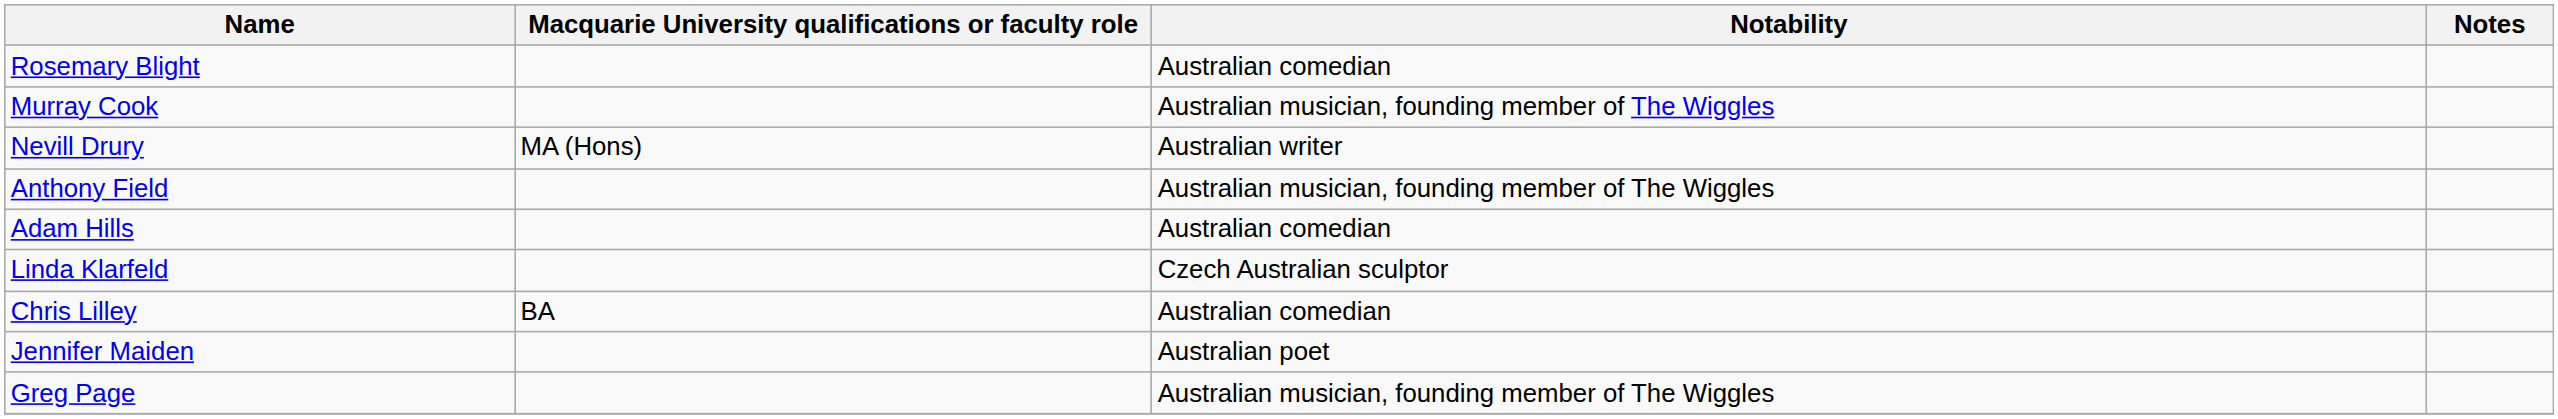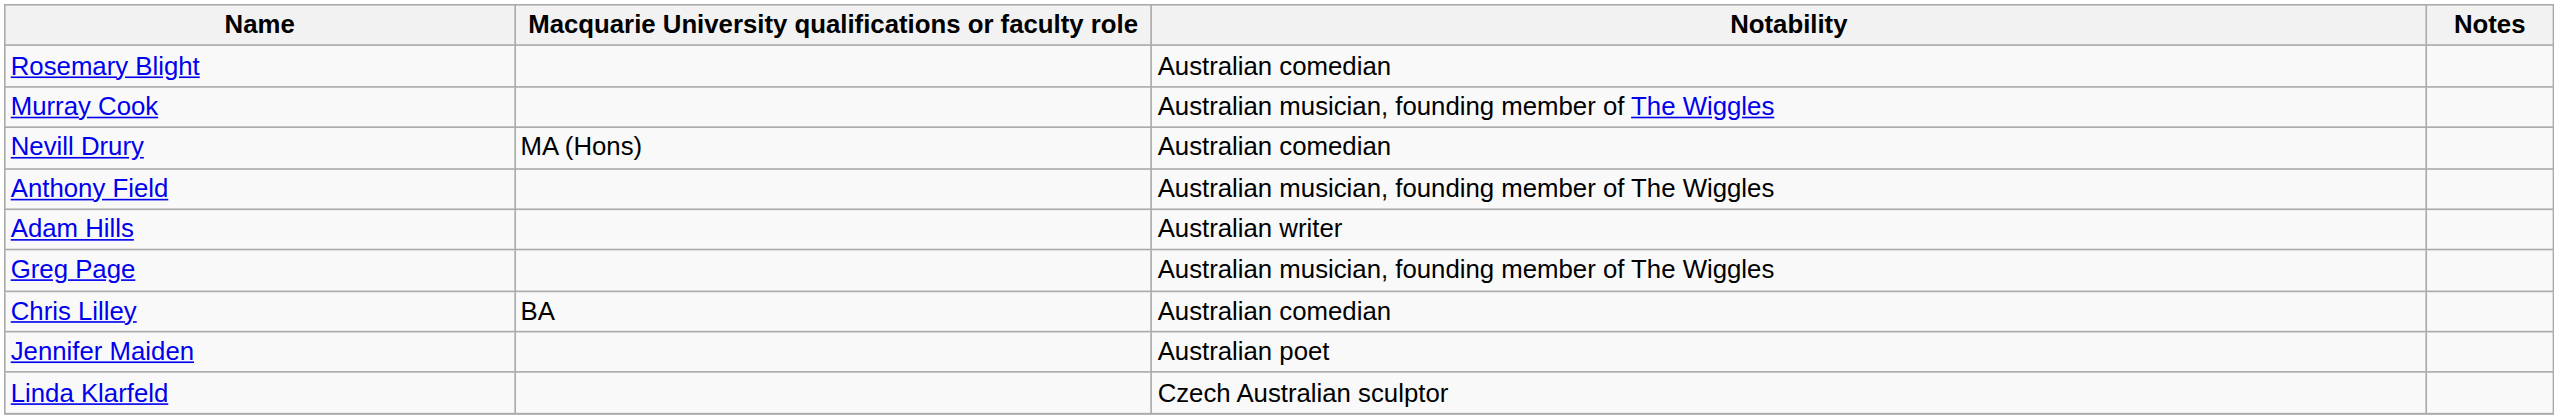(1250, 147) Australian writer -> (1274, 147) Australian comedian
(1274, 229) Australian comedian -> (1250, 229) Australian writer
rows swapped: (90, 270) <-> (73, 392)
